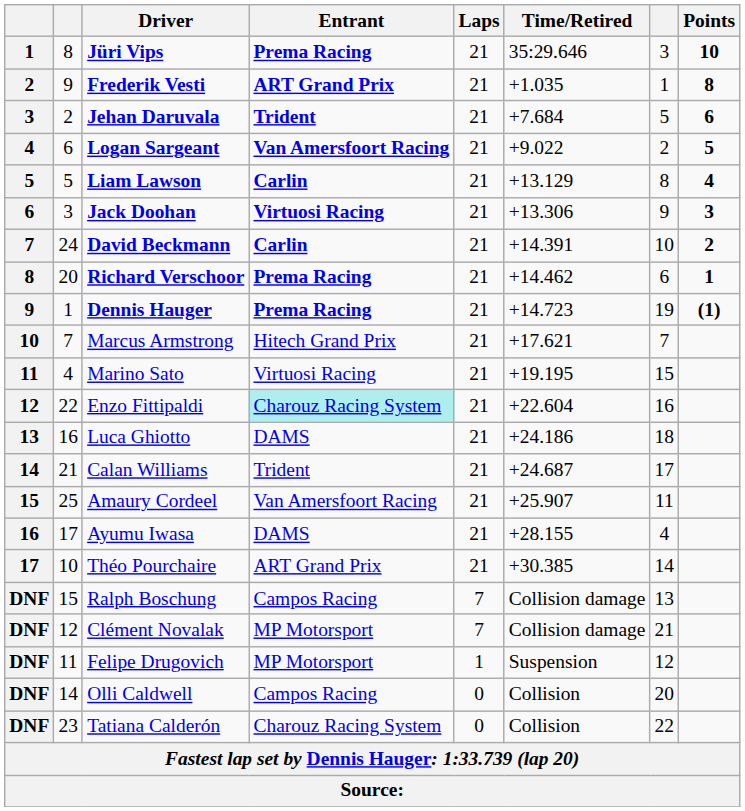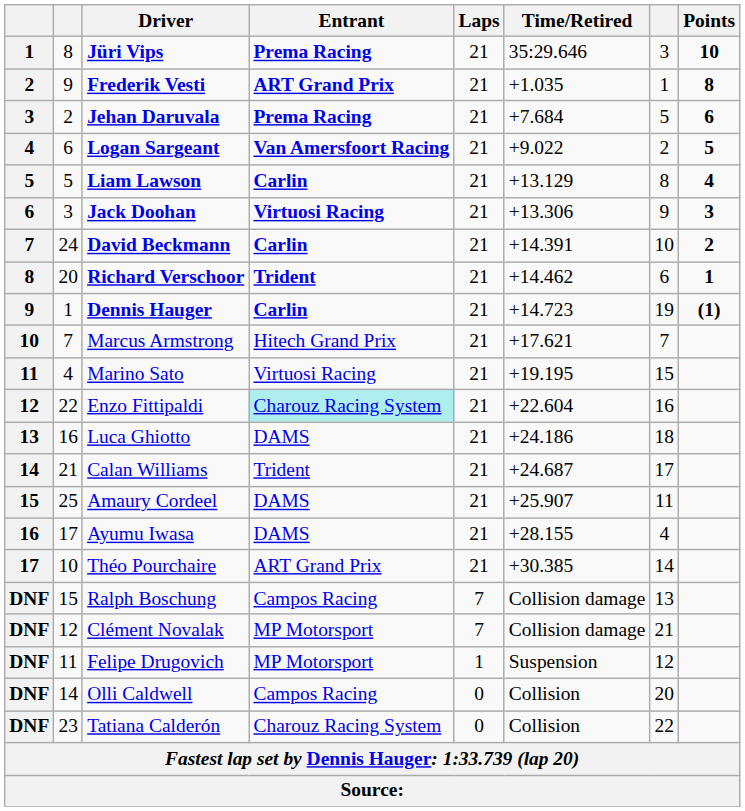(285, 116) Trident -> (312, 116) Prema Racing
(312, 276) Prema Racing -> (285, 276) Trident
(312, 308) Prema Racing -> (280, 308) Carlin
(345, 501) Van Amersfoort Racing -> (282, 501) DAMS
